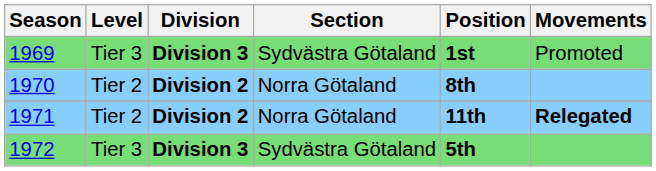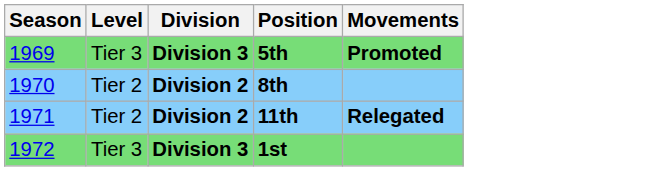- column: (347, 20)
(460, 52) 1st -> (273, 52) 5th
(579, 52) normal -> (395, 52) bold
(461, 149) 5th -> (272, 149) 1st
